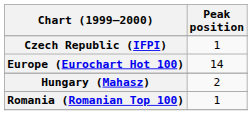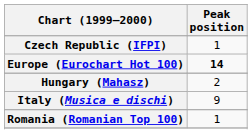(217, 64) normal -> (217, 64) bold
+ row: (96, 100)
